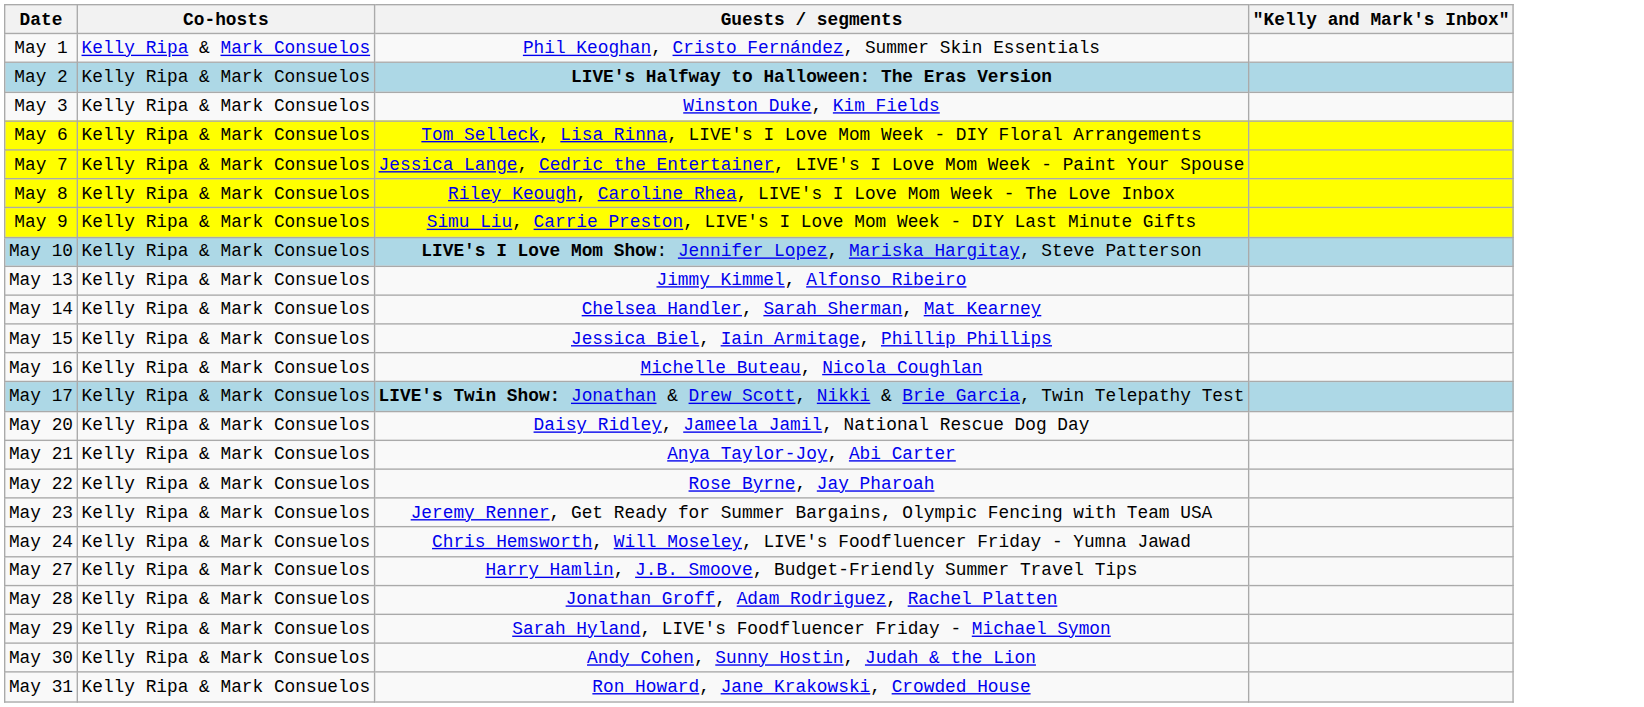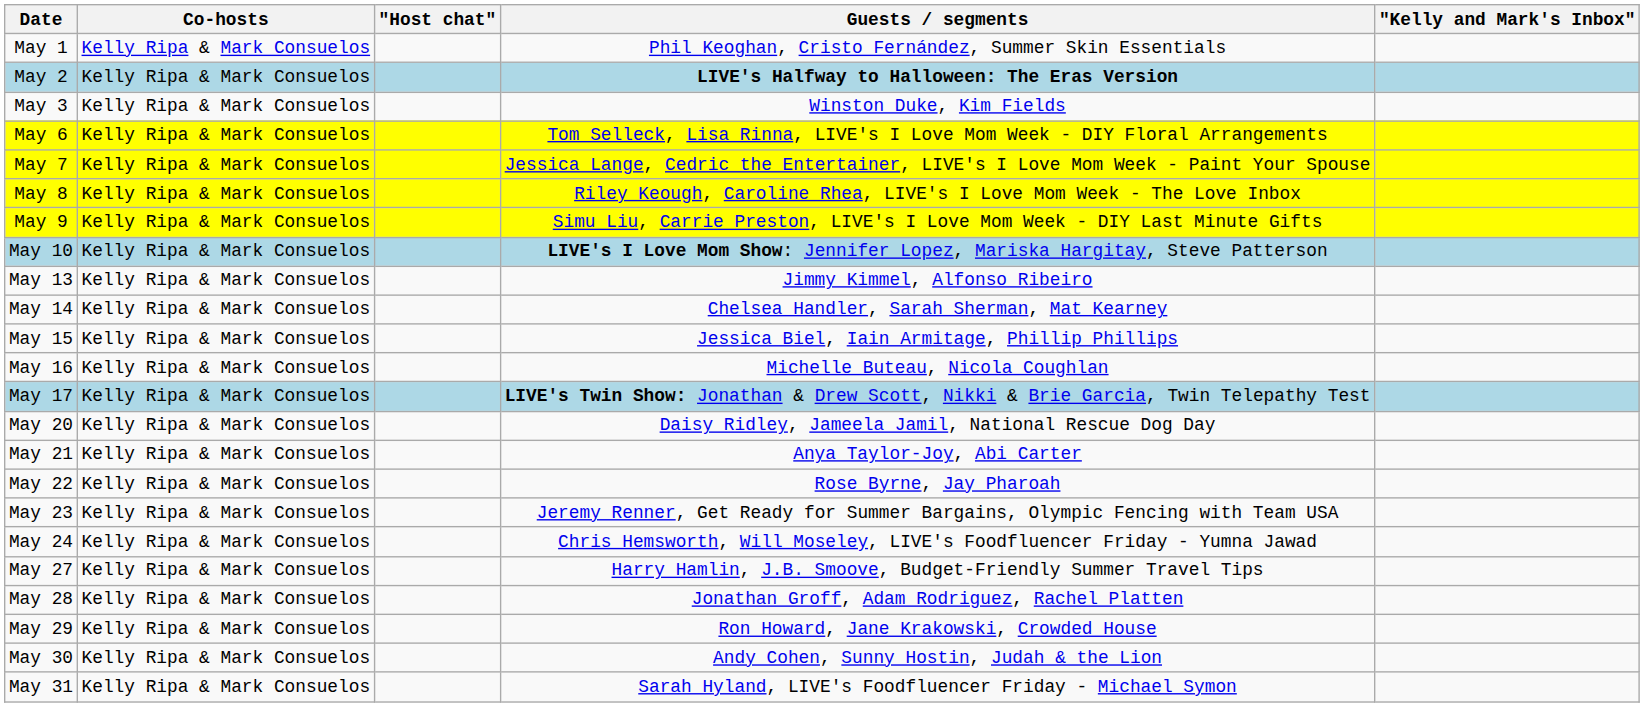+ column: (437, 19)
(811, 629) Sarah Hyland, LIVE's Foodfluencer Friday - Michael Symon -> (938, 629) Ron Howard, Jane Krakowski, Crowded House
(811, 687) Ron Howard, Jane Krakowski, Crowded House -> (938, 687) Sarah Hyland, LIVE's Foodfluencer Friday - Michael Symon
